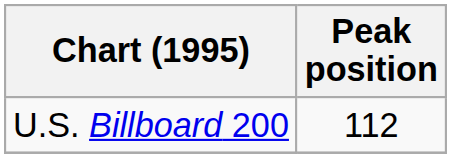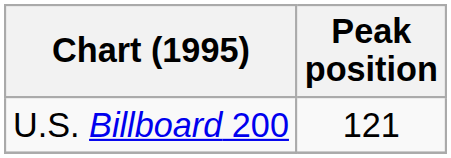(371, 124) 112 -> (371, 124) 121
